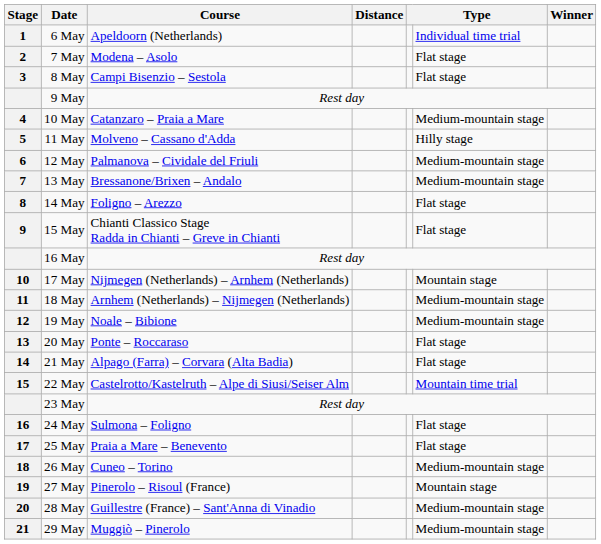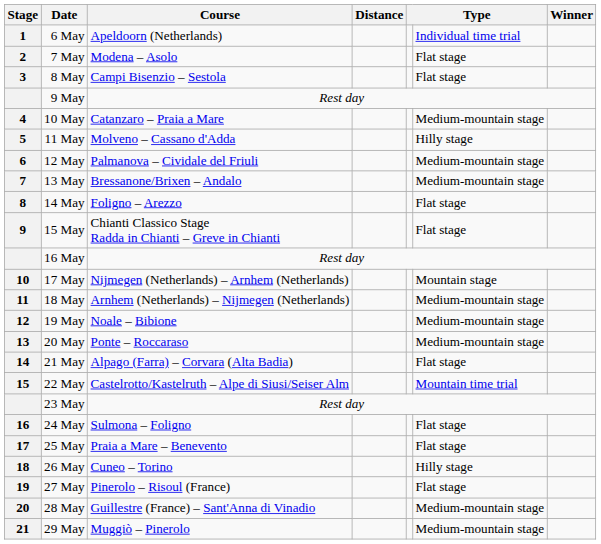(441, 341) Flat stage -> (480, 341) Medium-mountain stage
(480, 466) Medium-mountain stage -> (444, 466) Hilly stage
(456, 487) Mountain stage -> (441, 487) Flat stage
